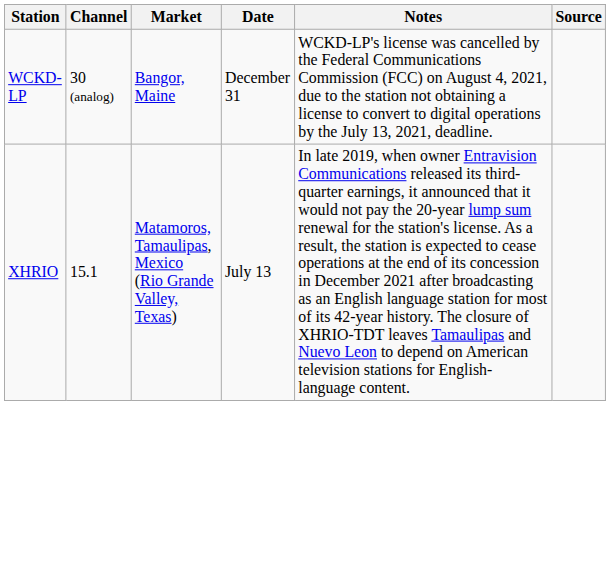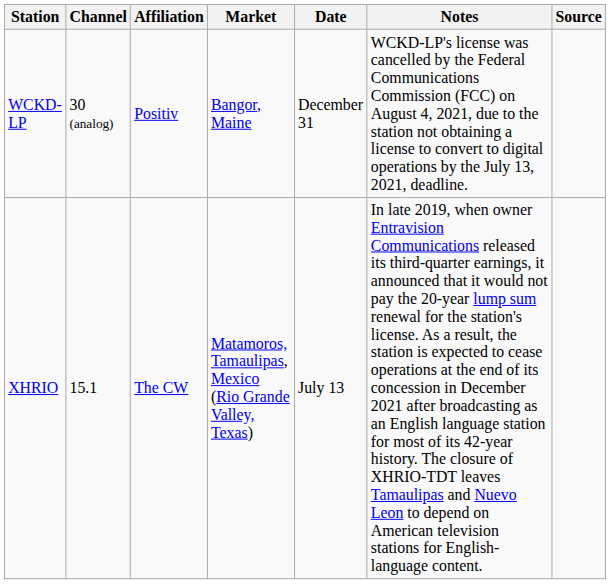+ column: (169, 17)
